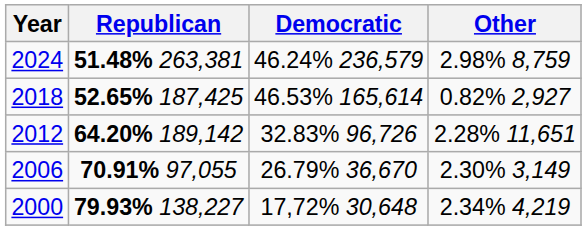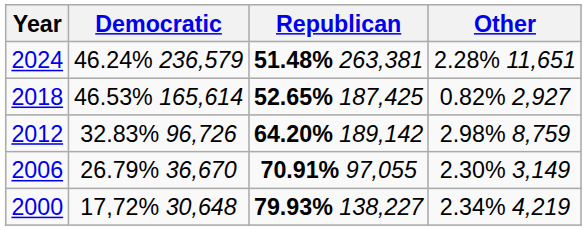columns swapped: (339, 23) <-> (159, 23)
(505, 60) 2.98% 8,759 -> (505, 60) 2.28% 11,651
(505, 134) 2.28% 11,651 -> (505, 134) 2.98% 8,759
